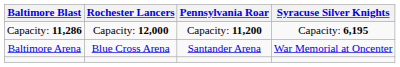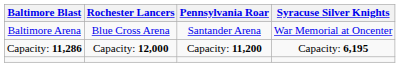rows swapped: (44, 48) <-> (44, 30)
